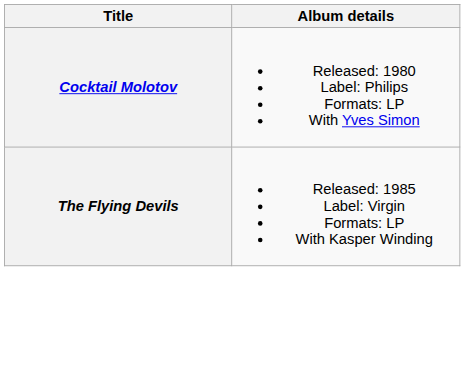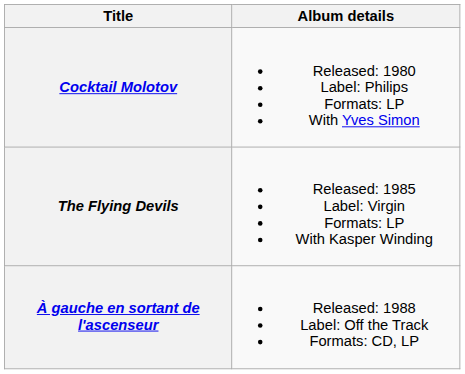+ row: (118, 317)
